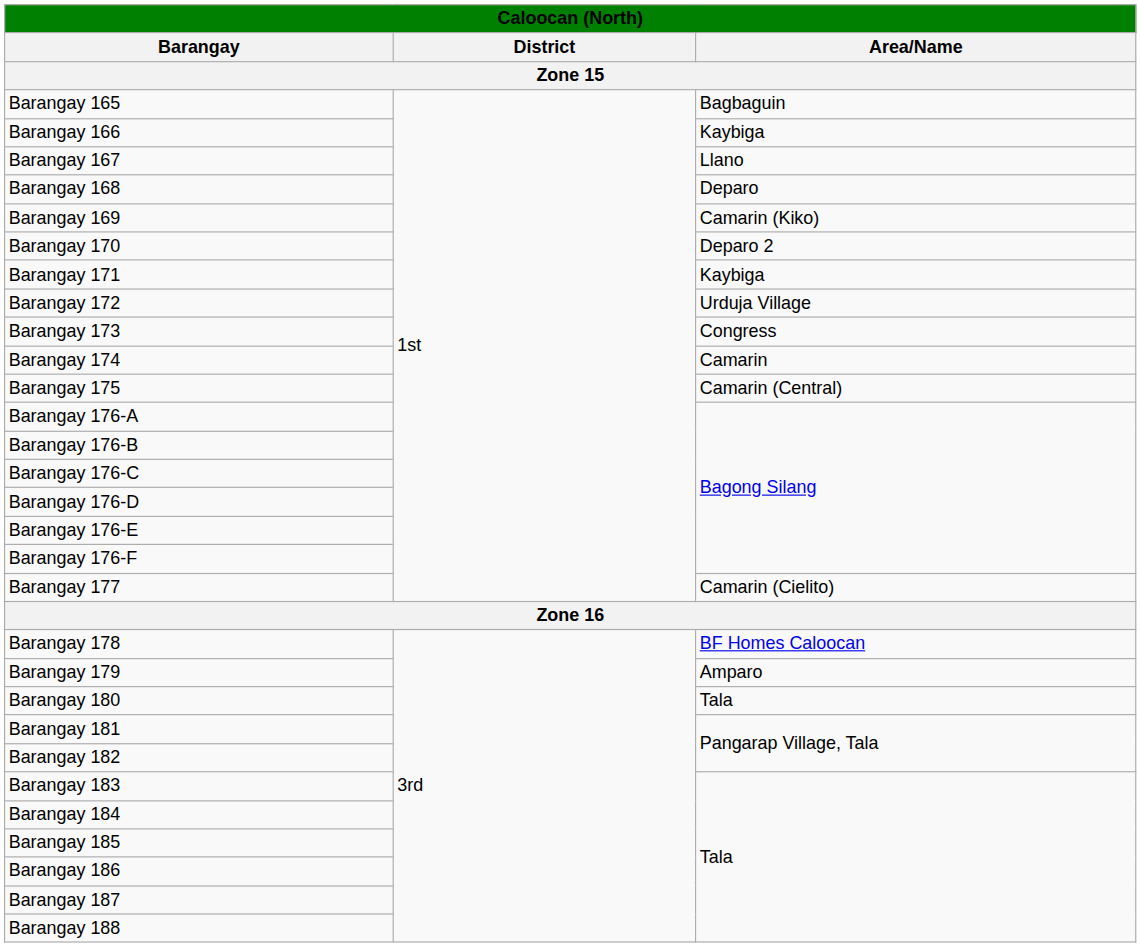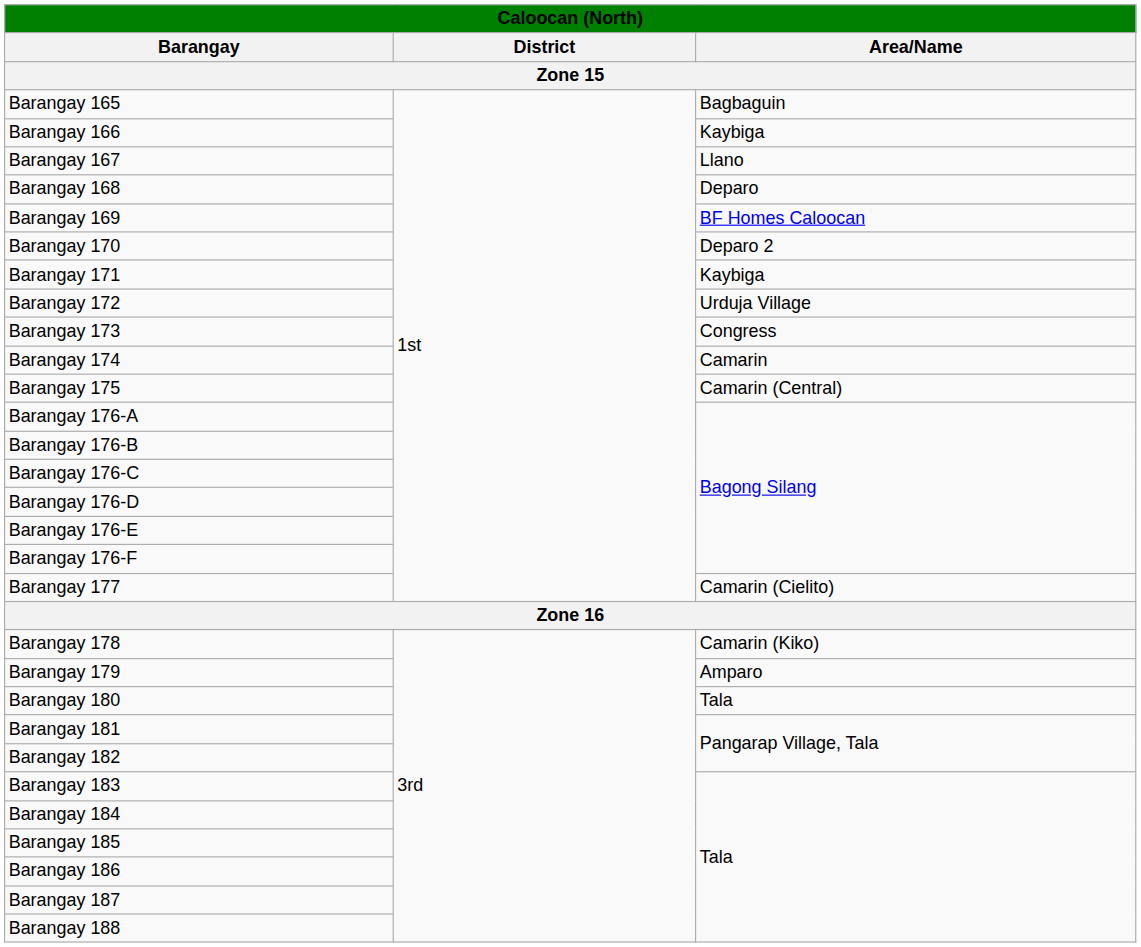(760, 217) Camarin (Kiko) -> (782, 217) BF Homes Caloocan
(782, 643) BF Homes Caloocan -> (760, 643) Camarin (Kiko)
